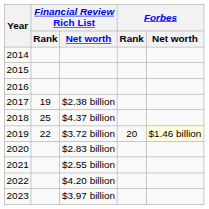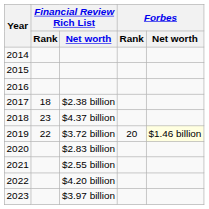(45, 102) 19 -> (45, 102) 18
(45, 117) 25 -> (45, 117) 23
